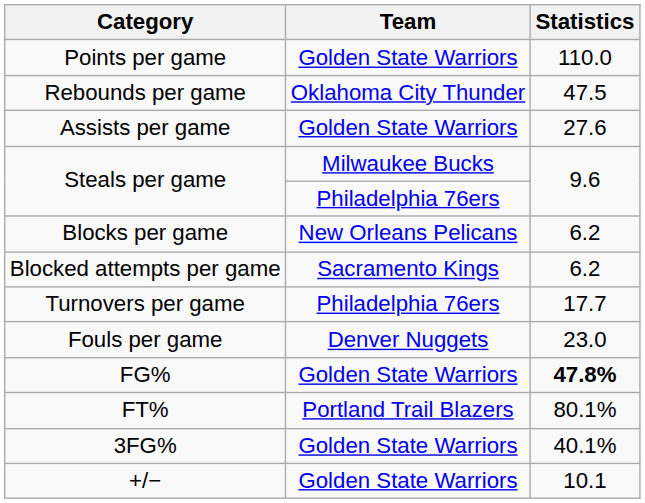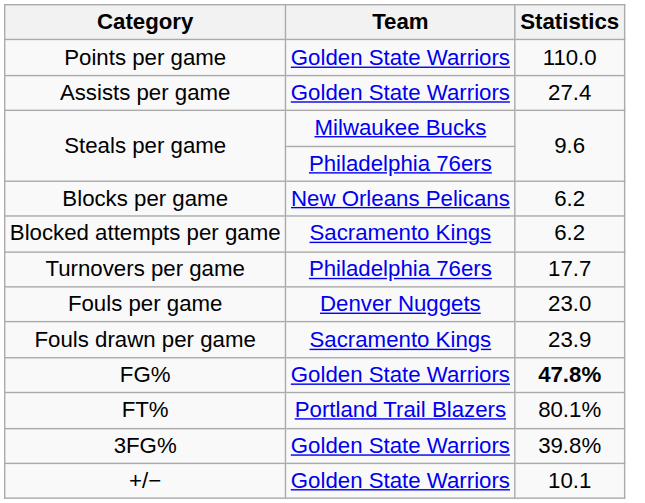- row: (145, 92)
(585, 127) 27.6 -> (570, 92) 27.4
+ row: (145, 339)
(585, 445) 40.1% -> (570, 445) 39.8%
